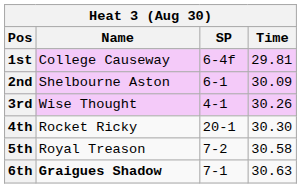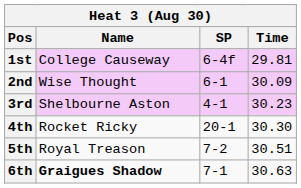(104, 82) Shelbourne Aston -> (88, 82) Wise Thought
(88, 105) Wise Thought -> (104, 105) Shelbourne Aston
(272, 105) 30.26 -> (272, 105) 30.23
(272, 149) 30.58 -> (272, 149) 30.51
